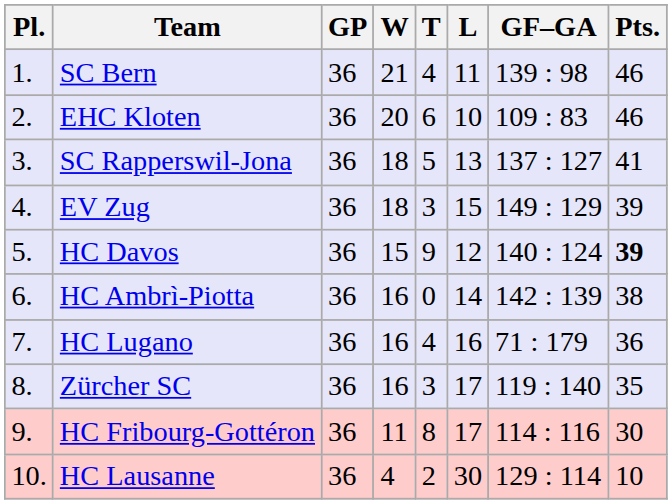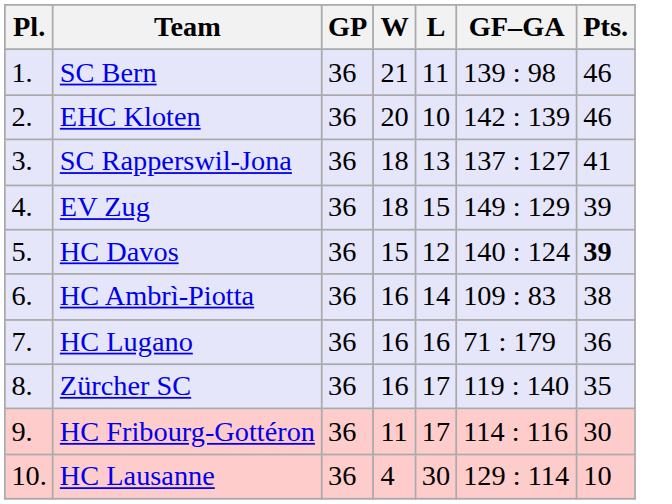- column: (431, 26)
(542, 116) 109 : 83 -> (517, 116) 142 : 139
(549, 296) 142 : 139 -> (510, 296) 109 : 83
